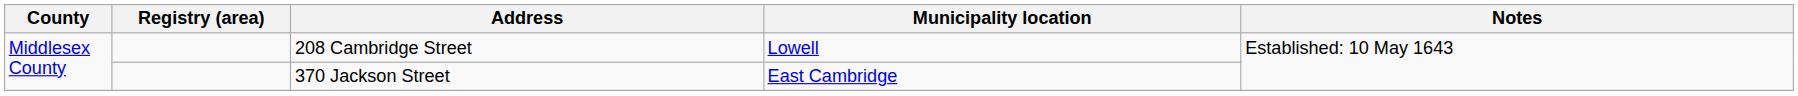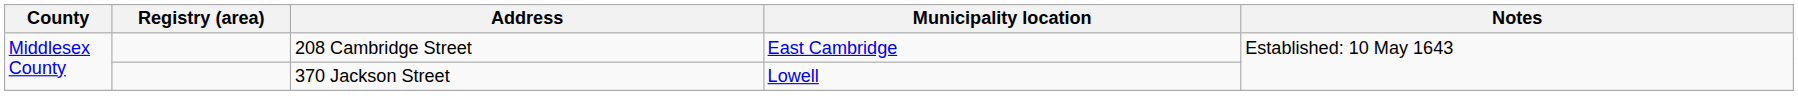(793, 47) Lowell -> (832, 47) East Cambridge
(832, 76) East Cambridge -> (793, 76) Lowell
